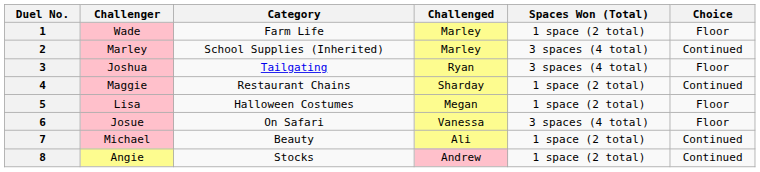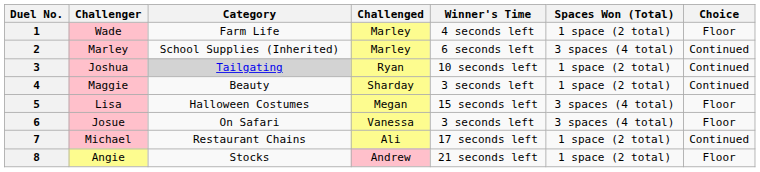+ column: (488, 13)
(294, 67) no background -> (249, 67) lightgrey background
(589, 67) 3 spaces (4 total) -> (614, 67) 1 space (2 total)
(713, 67) Floor -> (719, 67) Continued
(294, 85) Restaurant Chains -> (249, 85) Beauty
(589, 103) 1 space (2 total) -> (614, 103) 3 spaces (4 total)
(294, 139) Beauty -> (249, 139) Restaurant Chains
(713, 158) Continued -> (719, 158) Floor
